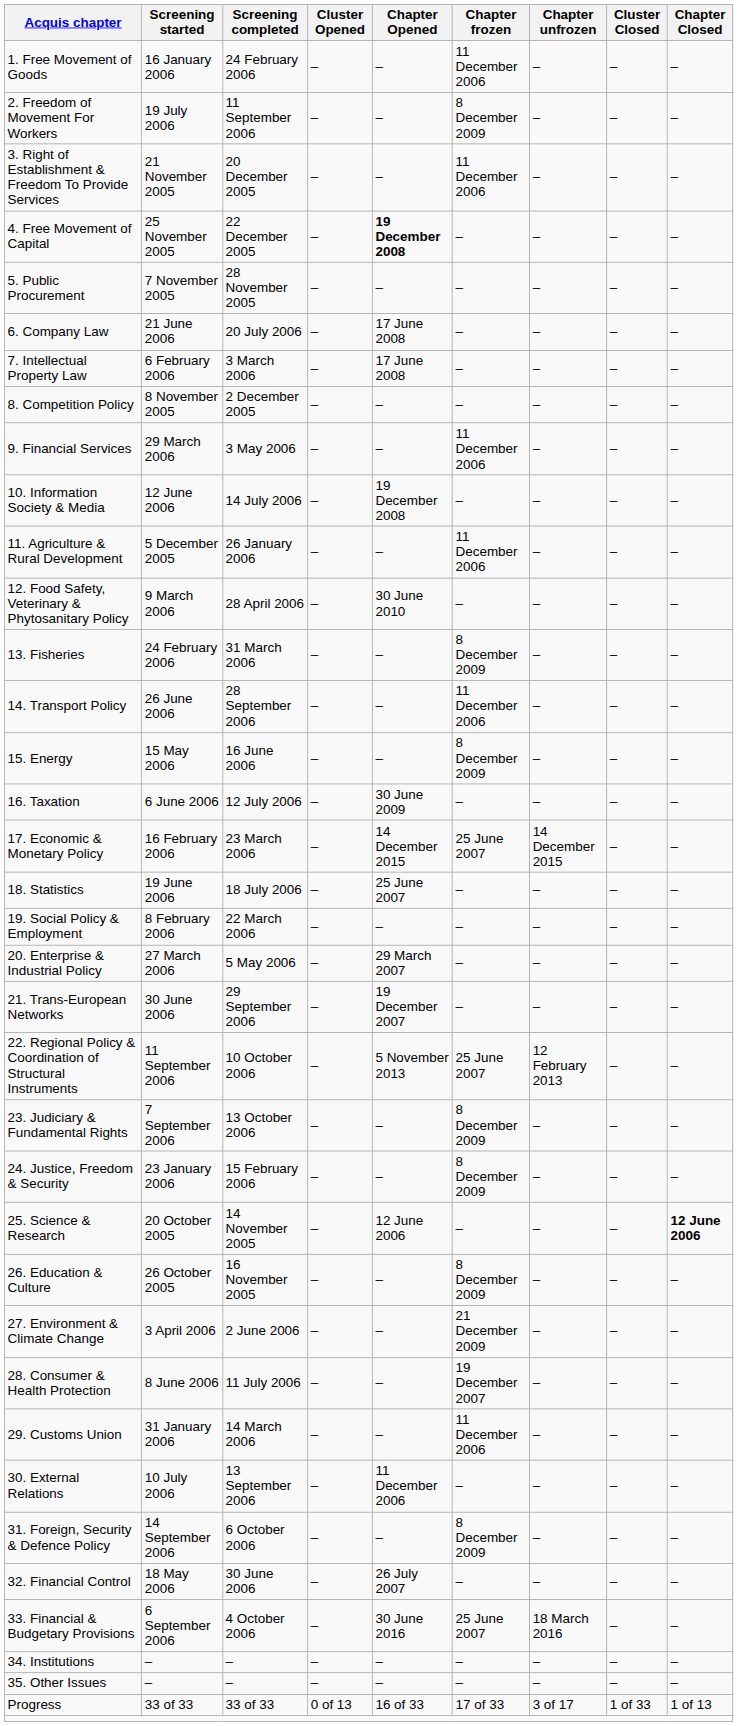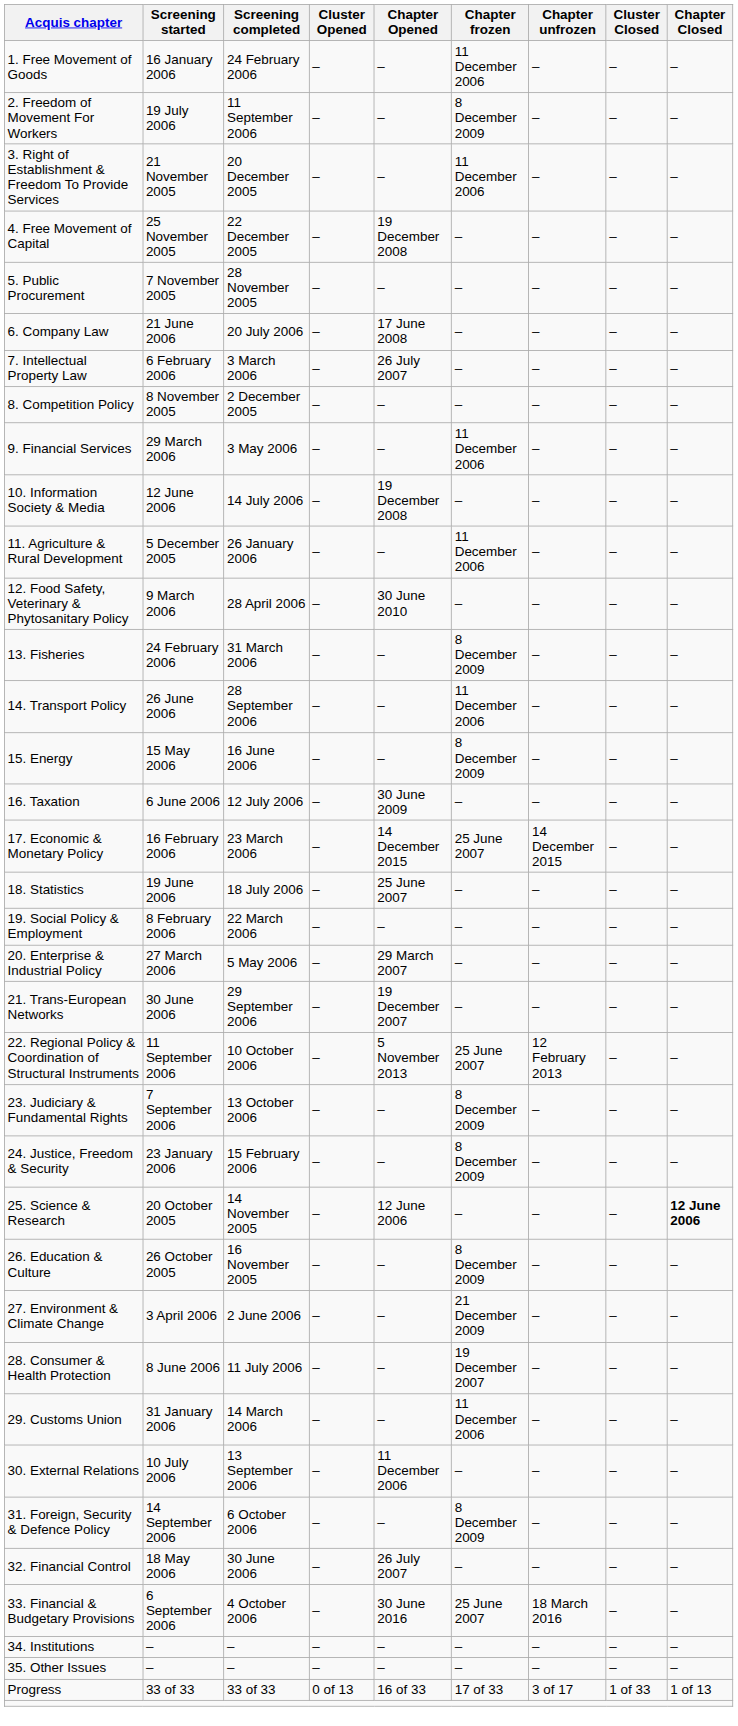(408, 236) bold -> (408, 236) normal
(399, 368) 17 June 2008 -> (399, 368) 26 July 2007
